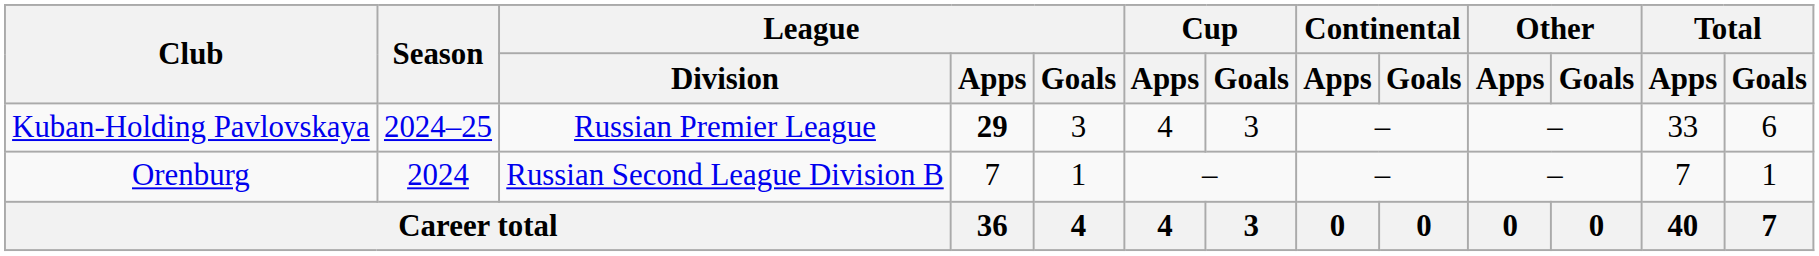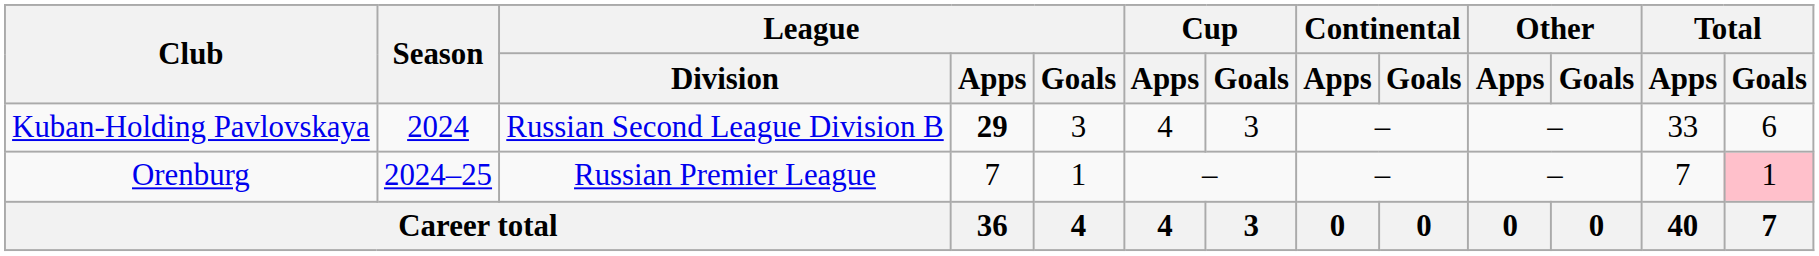(438, 126) 2024–25 -> (438, 126) 2024
(725, 126) Russian Premier League -> (725, 126) Russian Second League Division B
(438, 175) 2024 -> (438, 175) 2024–25
(725, 175) Russian Second League Division B -> (725, 175) Russian Premier League
(1769, 175) no background -> (1769, 175) pink background
